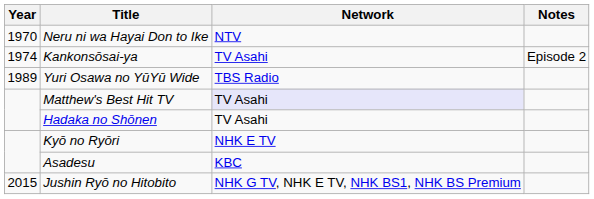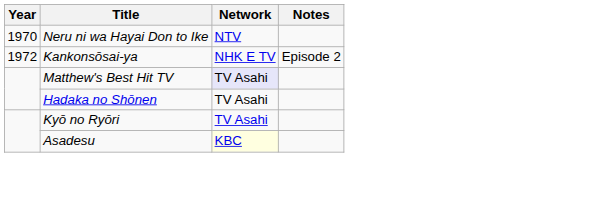(22, 57) 1974 -> (22, 57) 1972
(241, 57) TV Asahi -> (245, 57) NHK E TV
- row: (121, 78)
(245, 141) NHK E TV -> (241, 120) TV Asahi
(228, 162) no background -> (228, 141) lightyellow background
- row: (110, 183)
